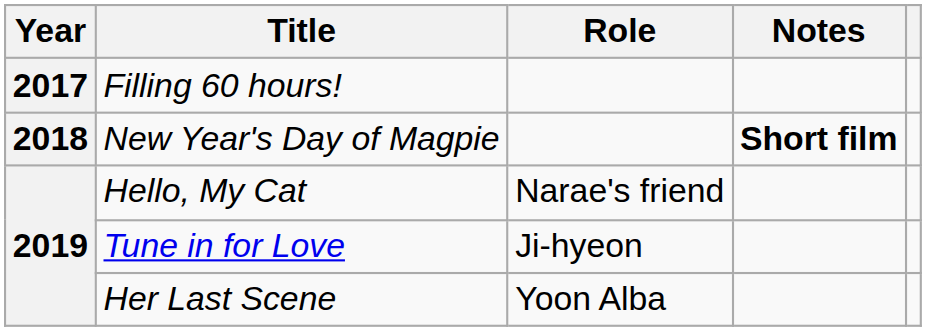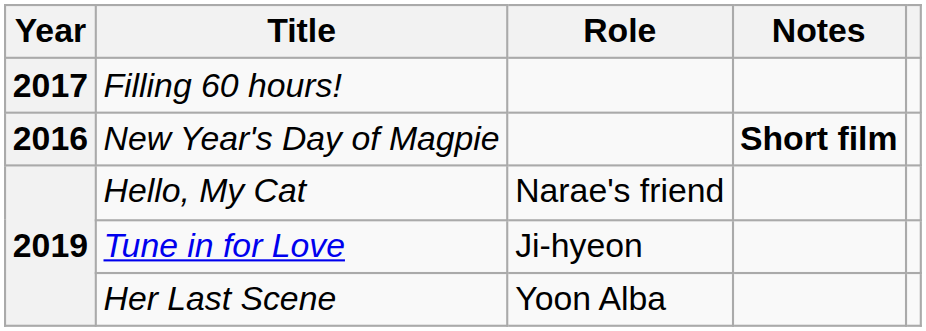(50, 138) 2018 -> (50, 138) 2016
